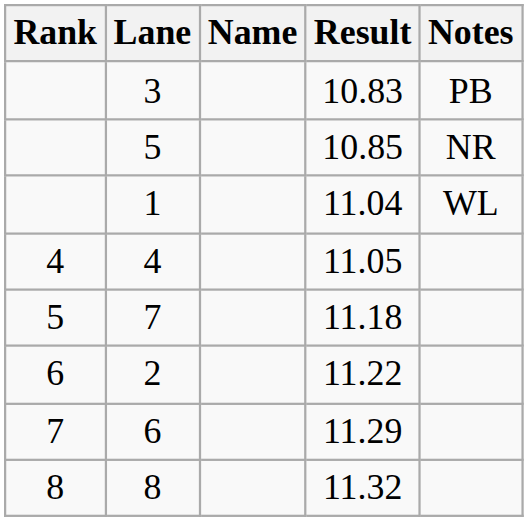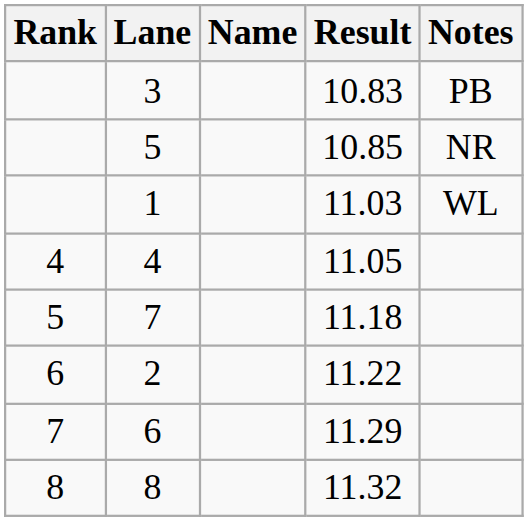(363, 203) 11.04 -> (363, 203) 11.03
